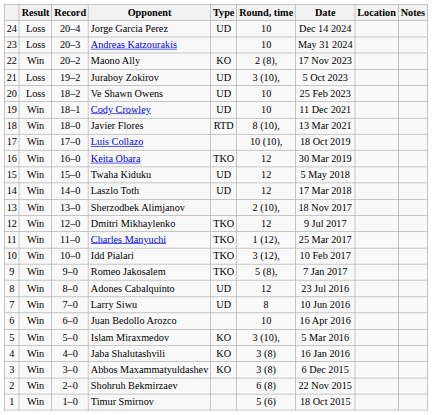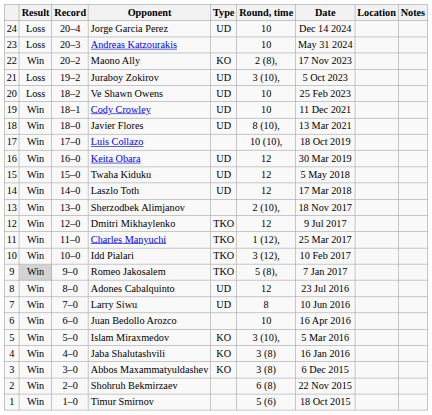(224, 126) RTD -> (224, 126) UD
(224, 158) TKO -> (224, 158) UD
(36, 272) no background -> (36, 272) lightgrey background
